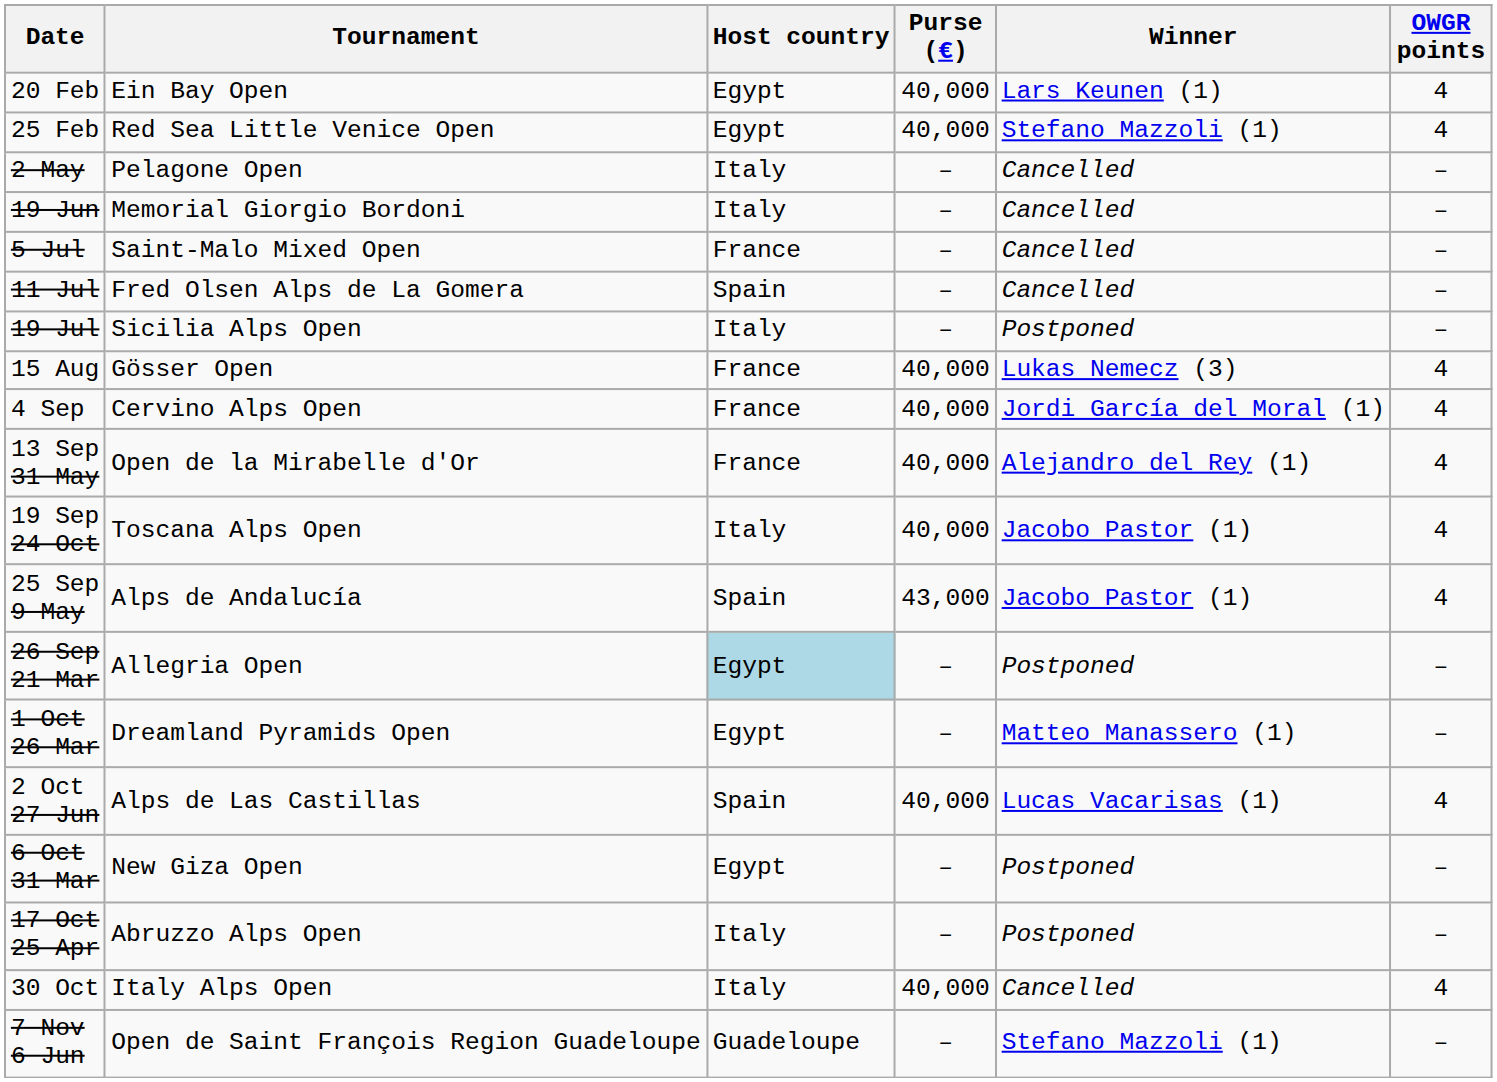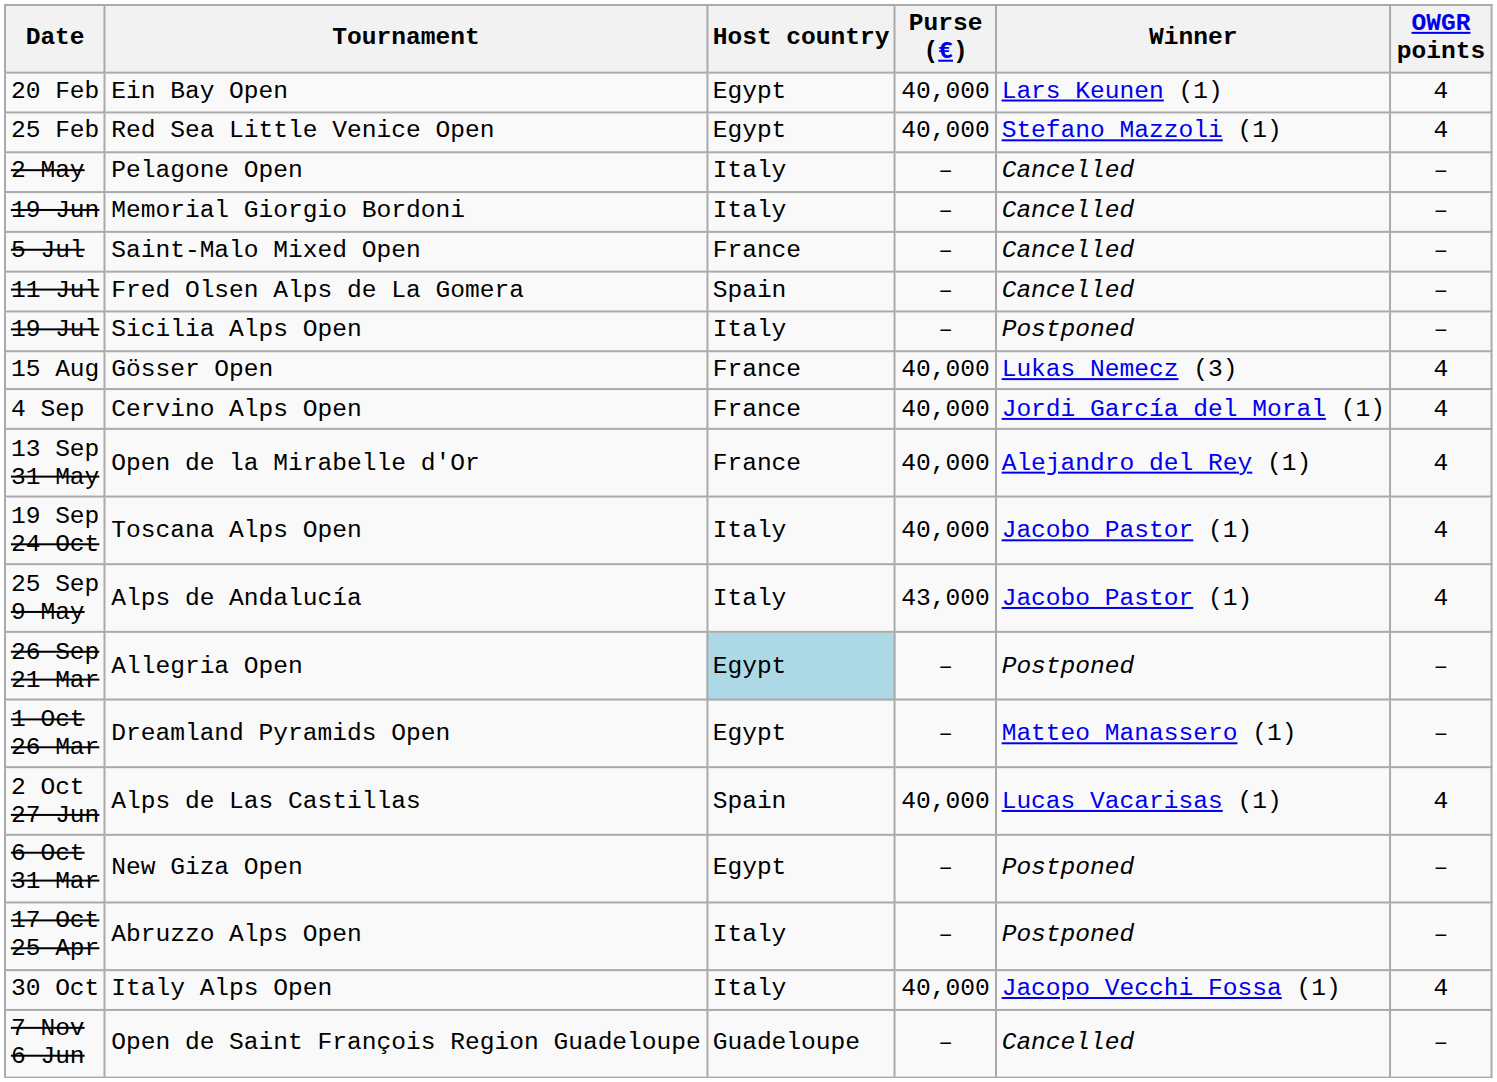(750, 599) Spain -> (750, 599) Italy
(1068, 990) Cancelled -> (1171, 990) Jacopo Vecchi Fossa (1)
(1142, 1044) Stefano Mazzoli (1) -> (1068, 1044) Cancelled
